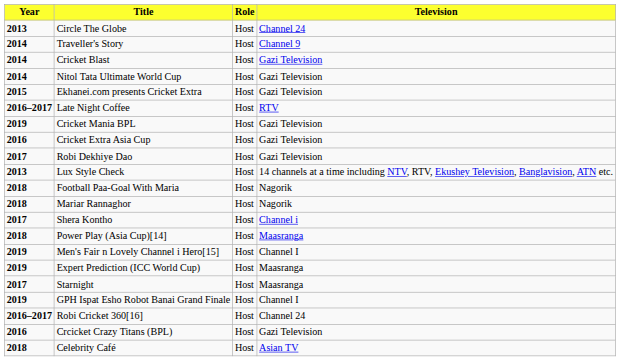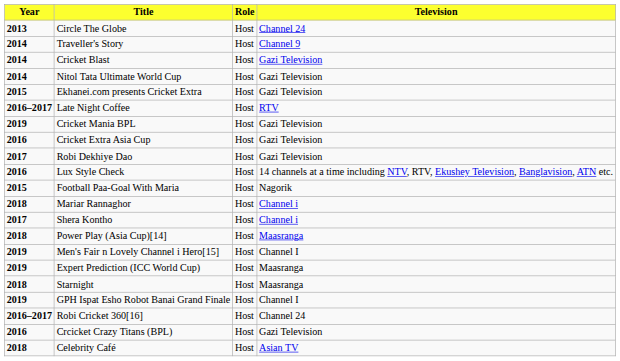(17, 172) 2013 -> (17, 172) 2016
(17, 188) 2018 -> (17, 188) 2015
(276, 204) Nagorik -> (279, 204) Channel i
(17, 284) 2017 -> (17, 284) 2018
